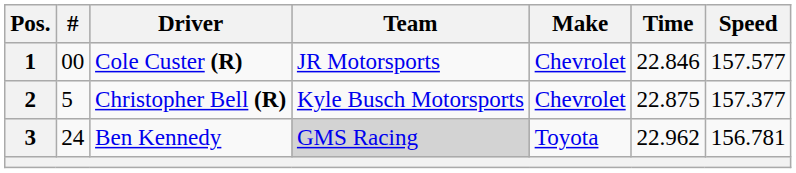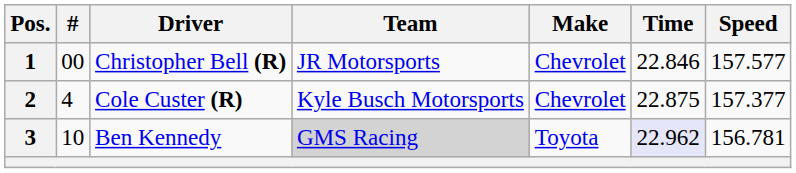(169, 61) Cole Custer (R) -> (191, 61) Christopher Bell (R)
(67, 99) 5 -> (67, 99) 4
(191, 99) Christopher Bell (R) -> (169, 99) Cole Custer (R)
(73, 138) 24 -> (73, 138) 10
(668, 138) no background -> (668, 138) lavender background
